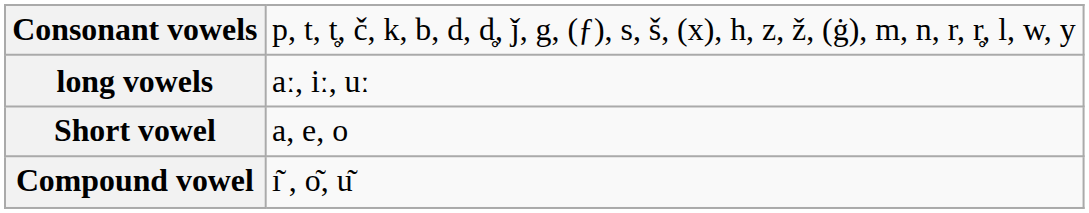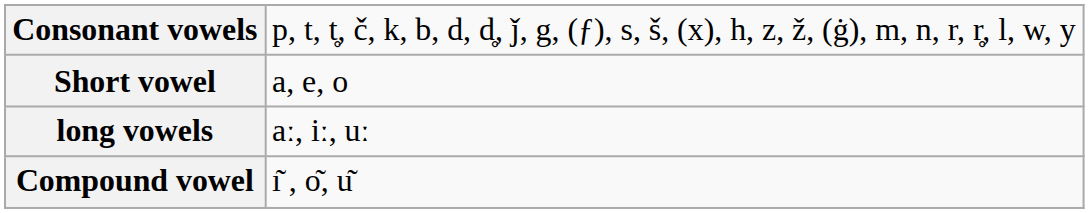rows swapped: (135, 80) <-> (135, 130)
